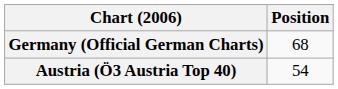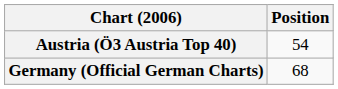rows swapped: (136, 71) <-> (136, 44)
